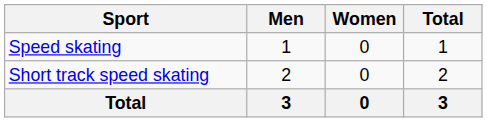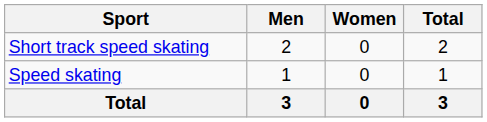rows swapped: (109, 75) <-> (65, 47)
